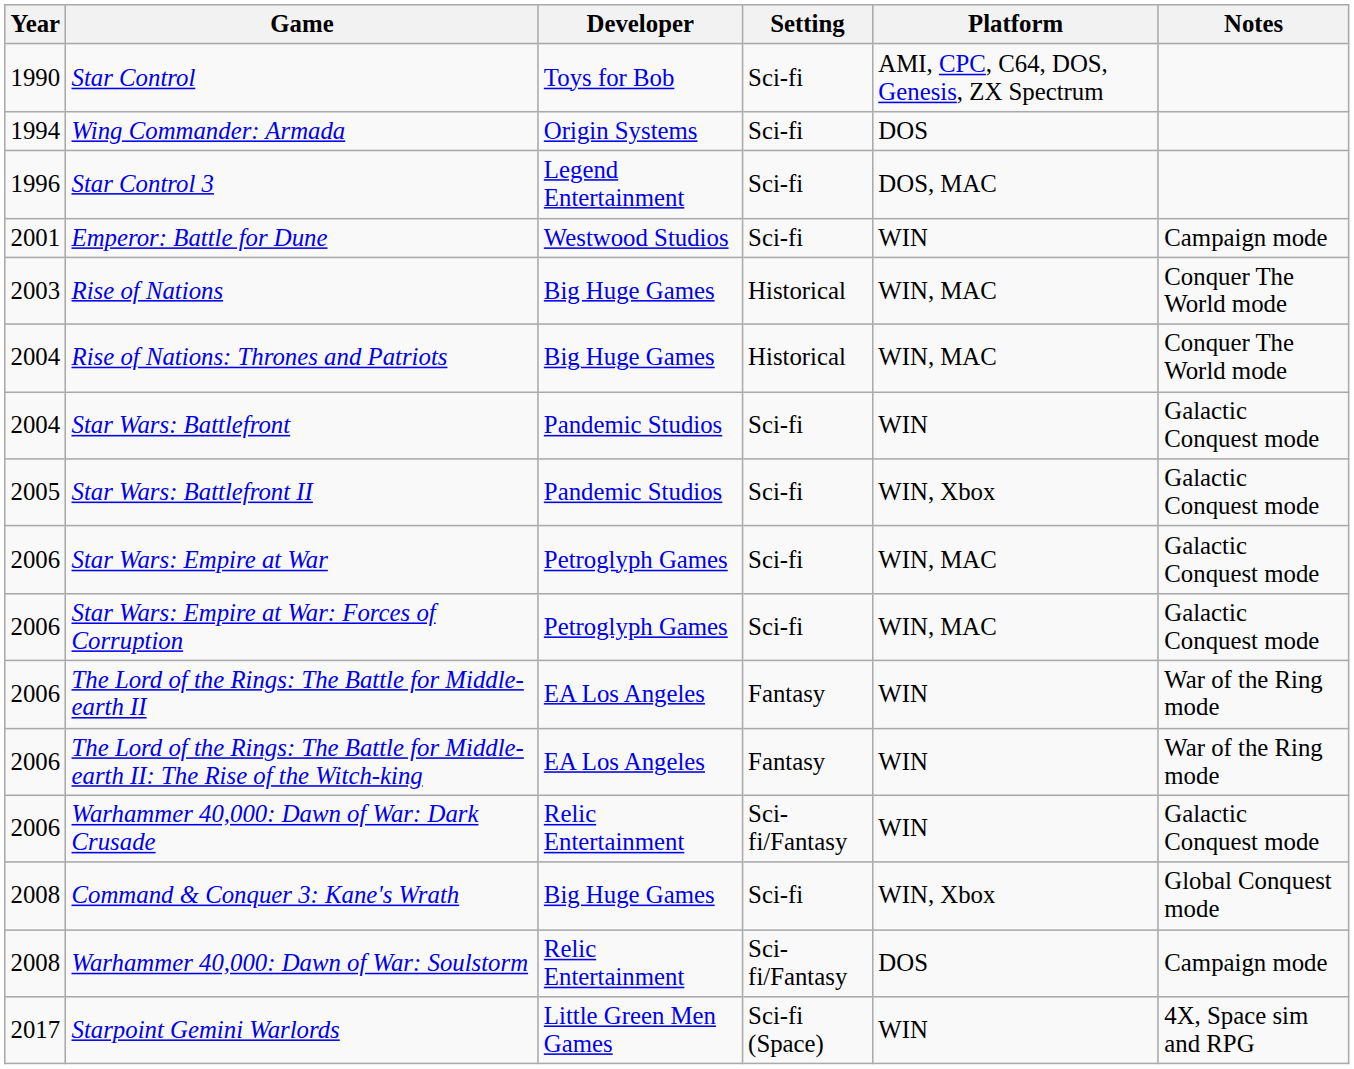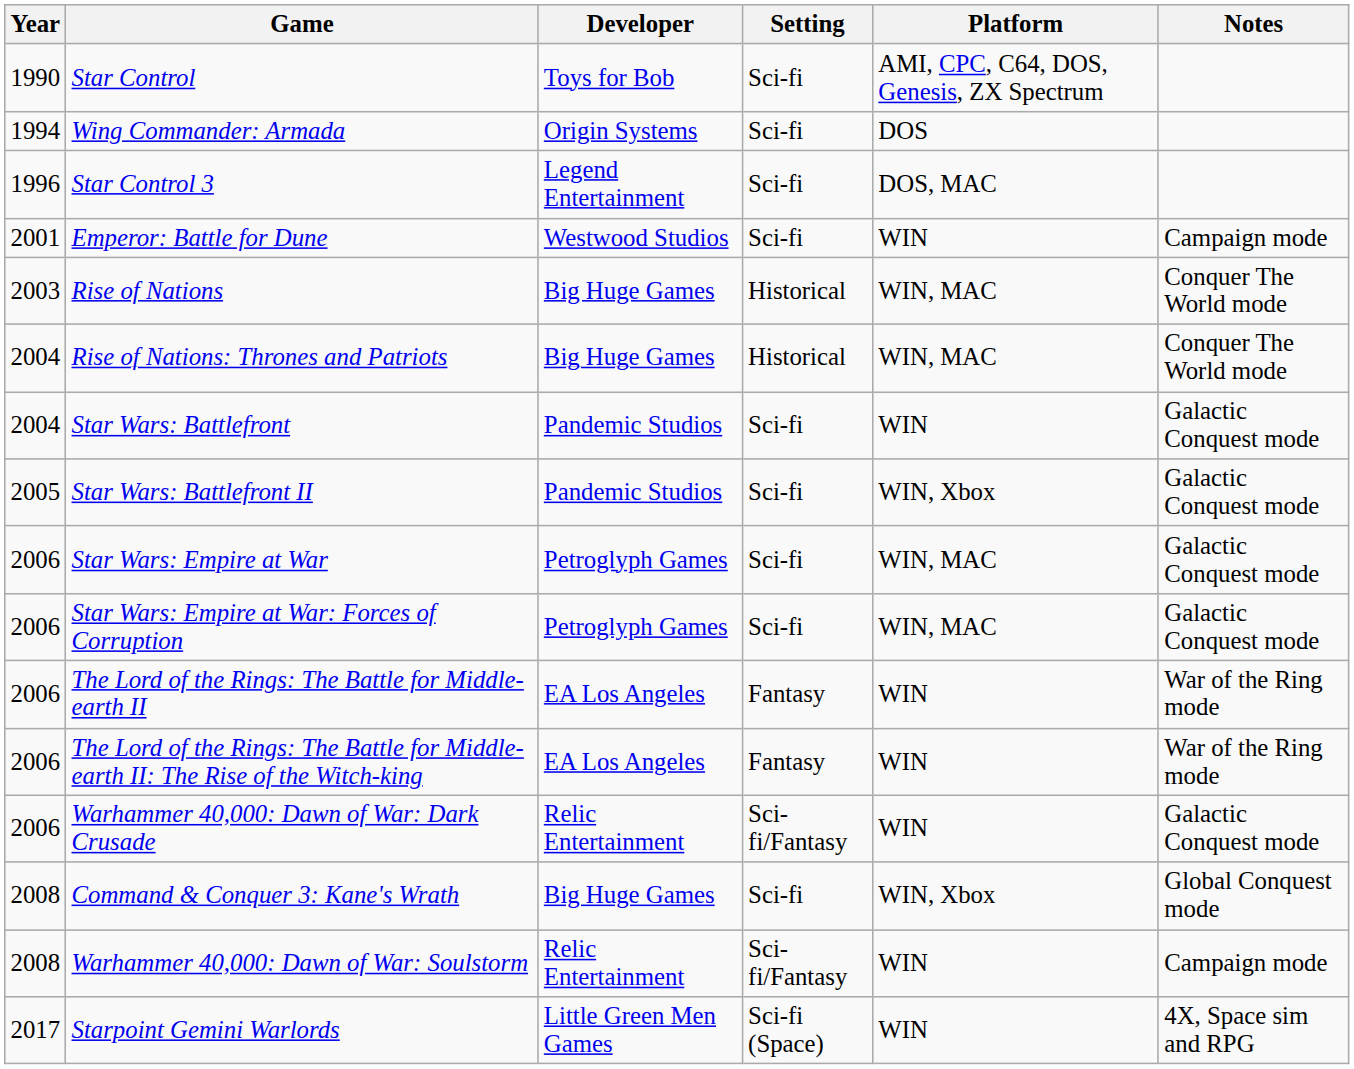(903, 962) DOS -> (903, 962) WIN
